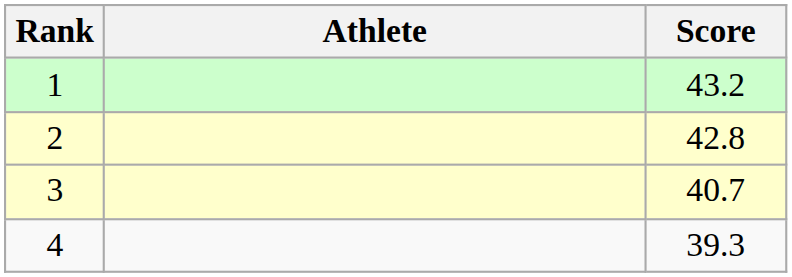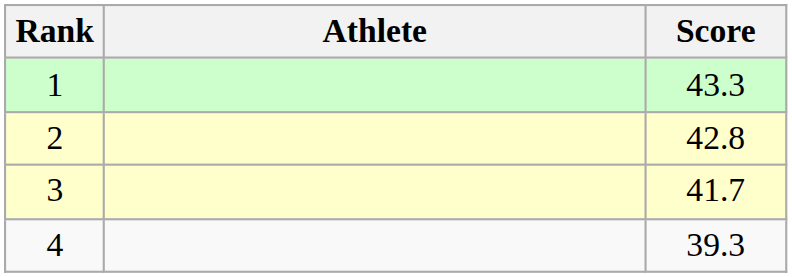(716, 84) 43.2 -> (716, 84) 43.3
(716, 191) 40.7 -> (716, 191) 41.7
